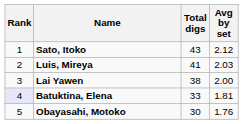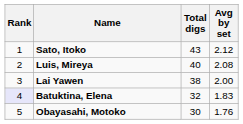(195, 65) 41 -> (195, 65) 40
(224, 65) 2.03 -> (224, 65) 2.08
(195, 96) 33 -> (195, 96) 32
(224, 96) 1.81 -> (224, 96) 1.83
